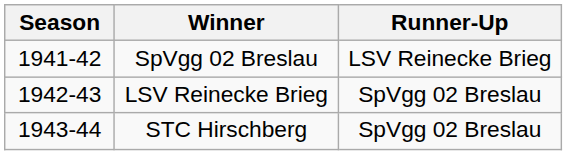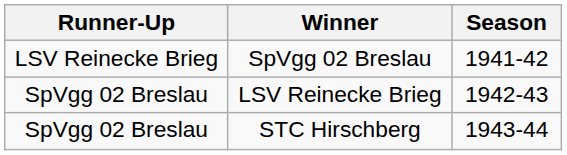columns swapped: (60, 22) <-> (450, 22)
